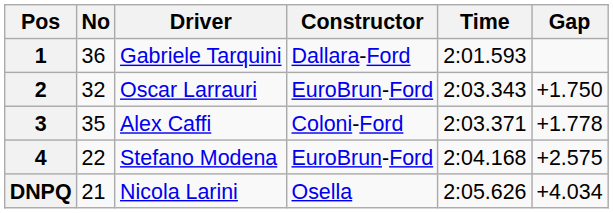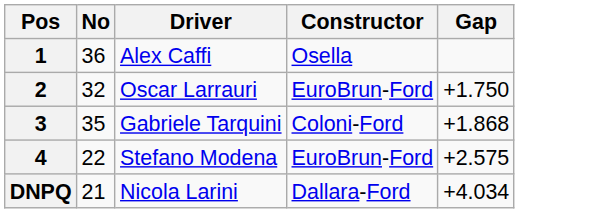- column: (485, 22)
(201, 56) Gabriele Tarquini -> (166, 56) Alex Caffi
(351, 56) Dallara-Ford -> (322, 56) Osella
(166, 124) Alex Caffi -> (201, 124) Gabriele Tarquini
(570, 124) +1.778 -> (476, 124) +1.868
(322, 191) Osella -> (351, 191) Dallara-Ford
